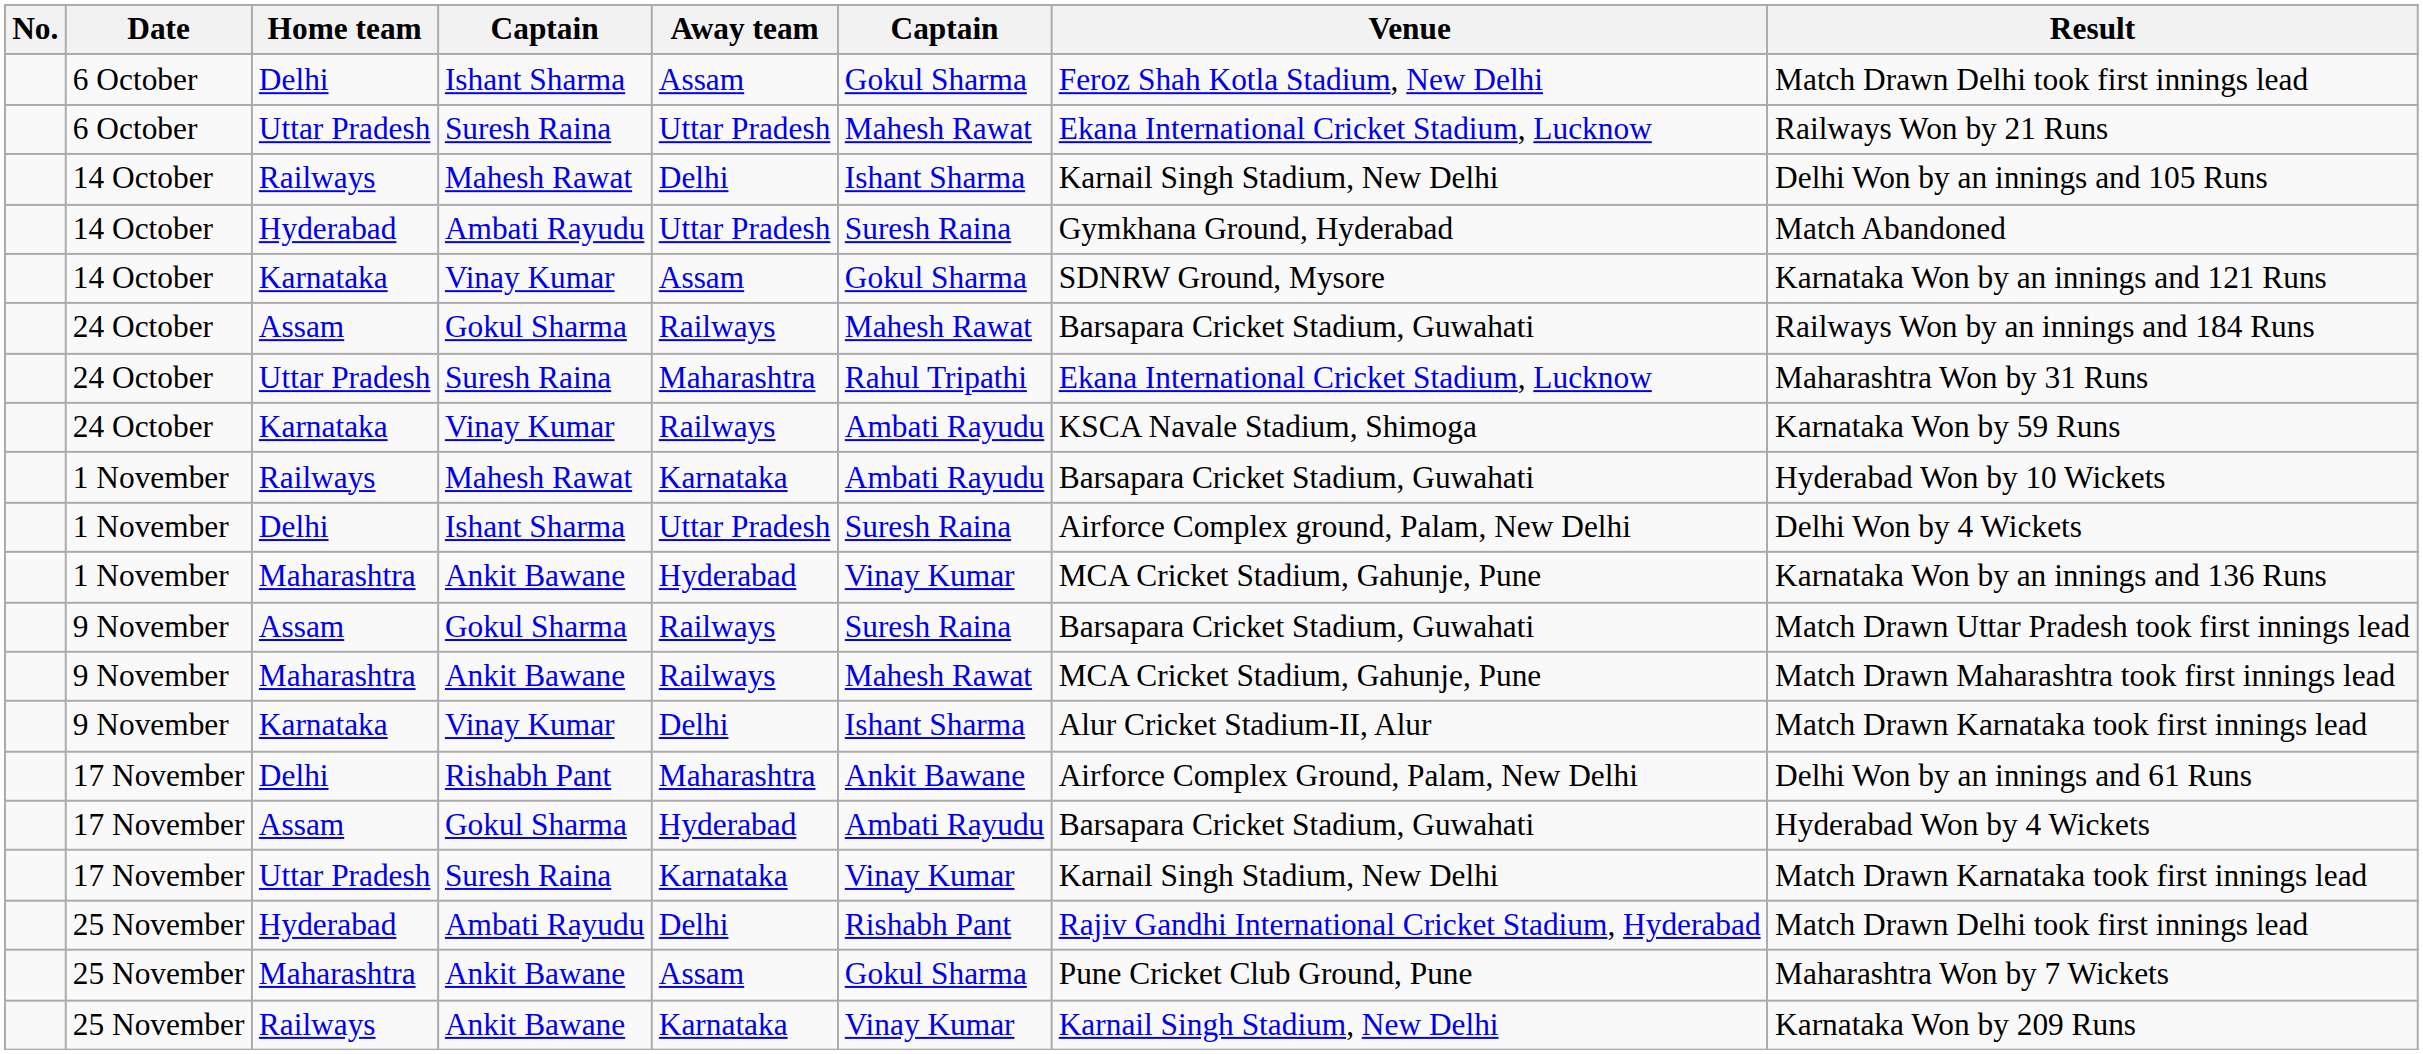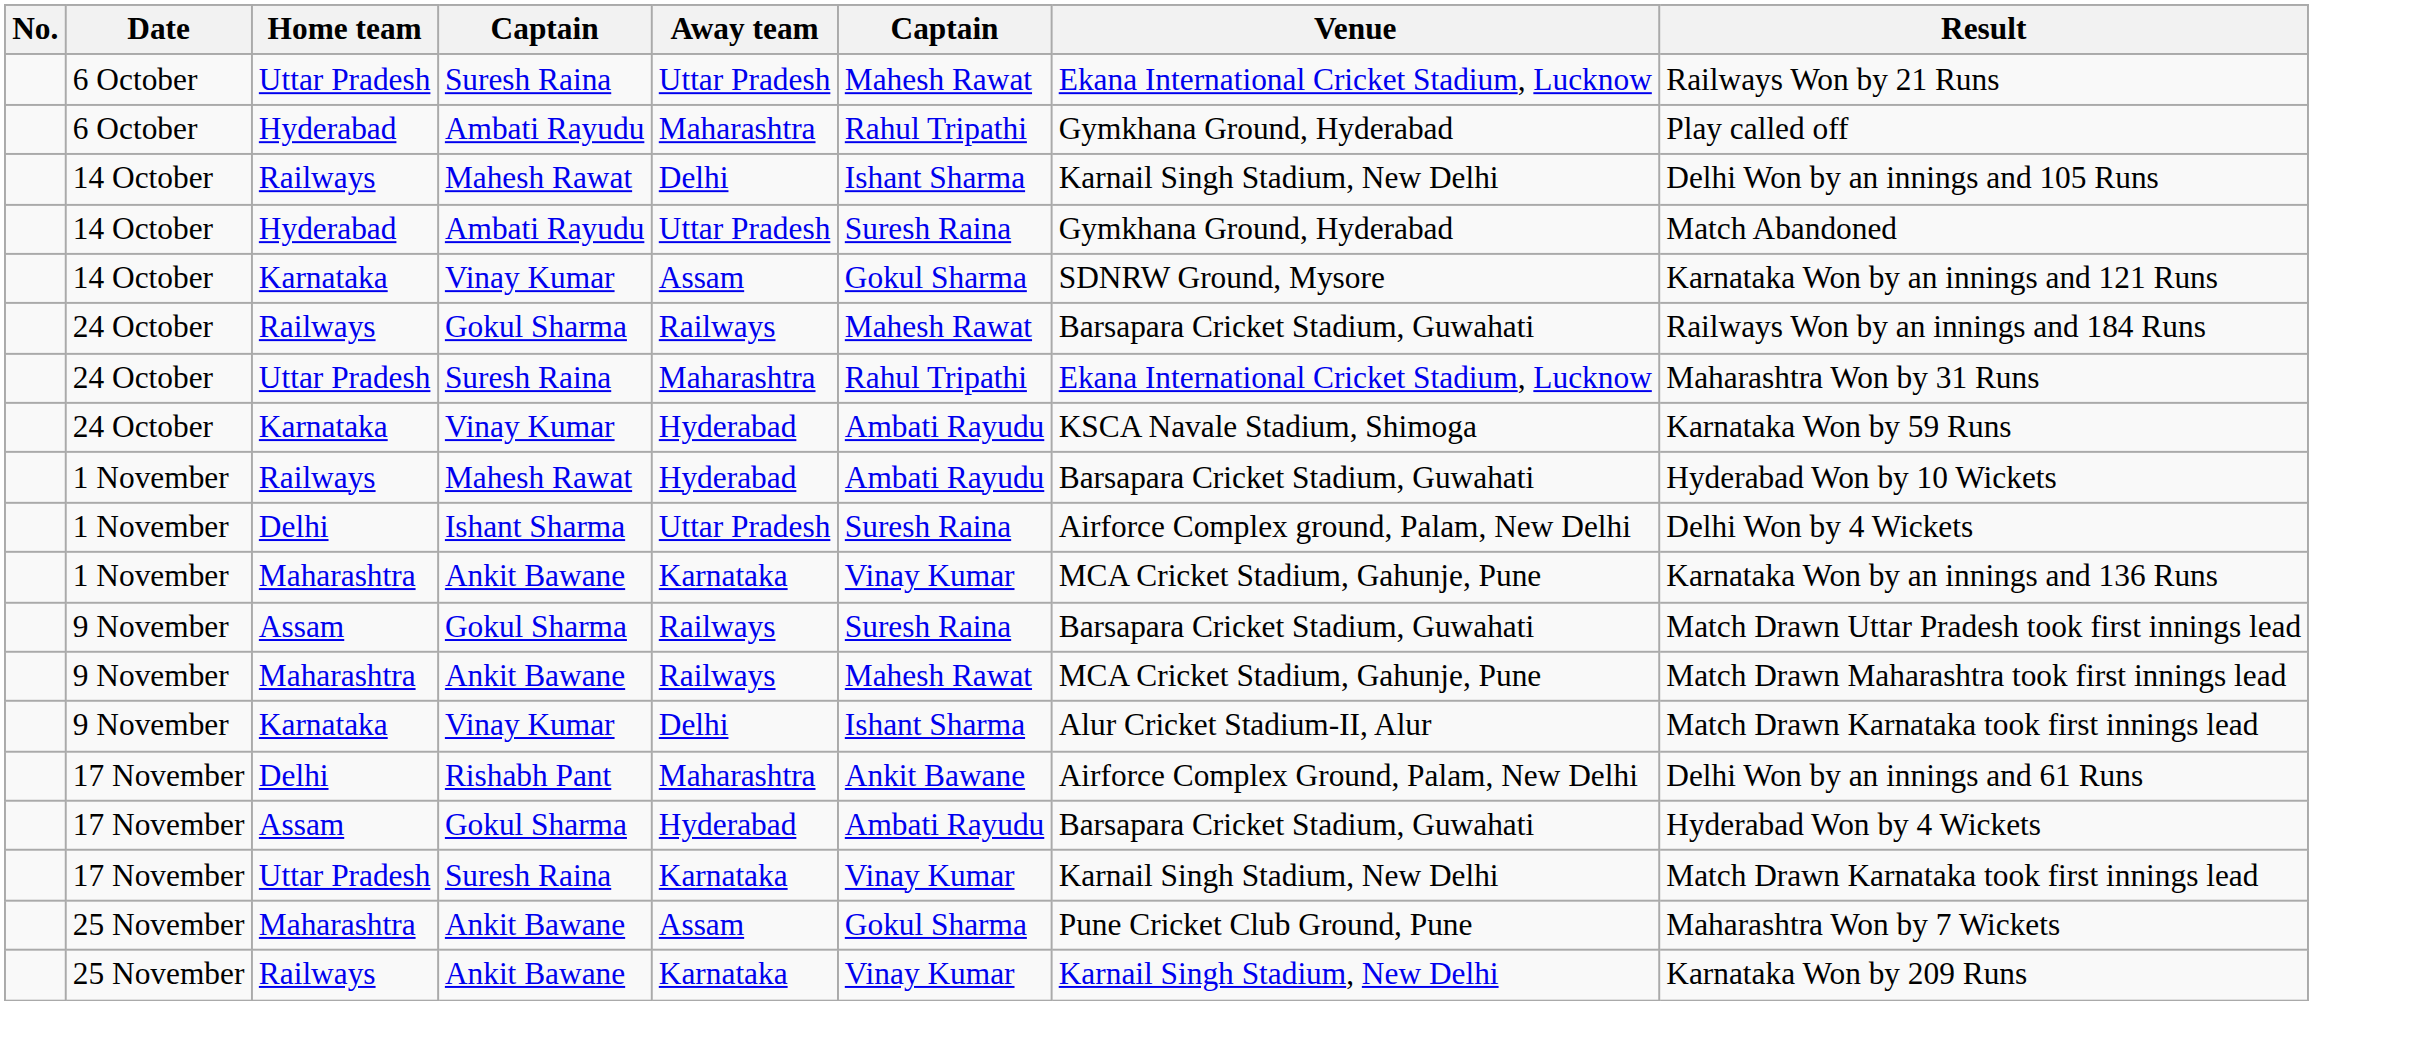- row: (135, 79)
+ row: (135, 128)
(302, 327) Assam -> (317, 327) Railways
(717, 427) Railways -> (728, 427) Hyderabad
(723, 476) Karnataka -> (728, 476) Hyderabad
(728, 576) Hyderabad -> (723, 576) Karnataka
- row: (159, 924)
